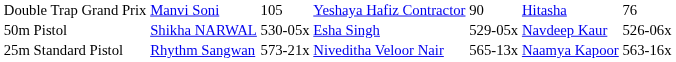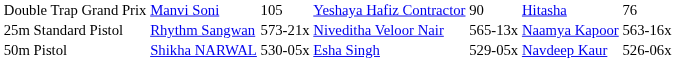rows swapped: (63, 50) <-> (35, 30)
